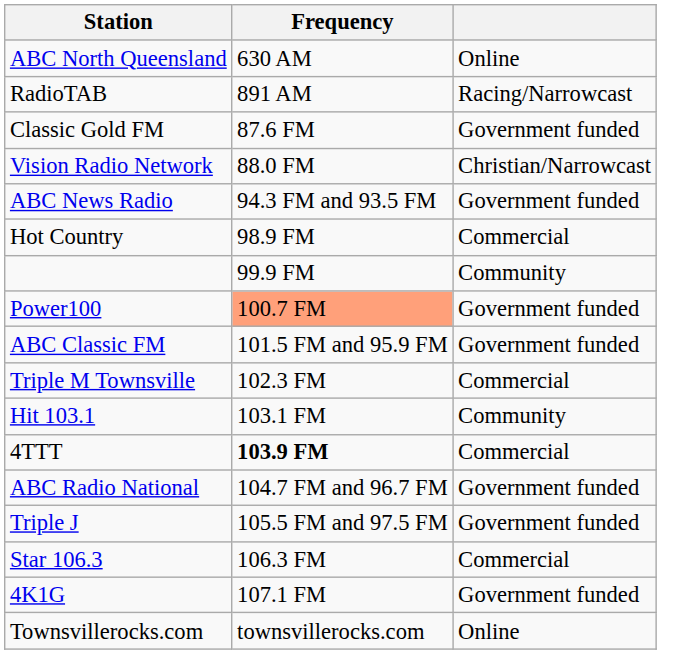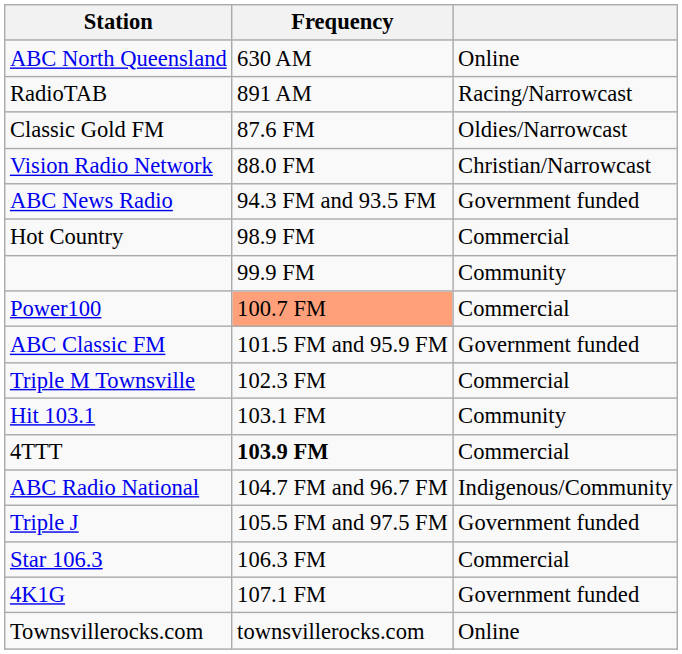(549, 129) Government funded -> (543, 129) Oldies/Narrowcast
(549, 308) Government funded -> (514, 308) Commercial
(549, 487) Government funded -> (565, 487) Indigenous/Community
